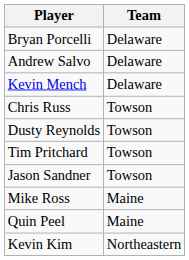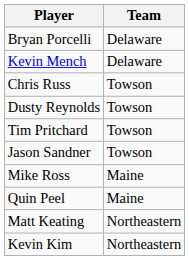- row: (49, 61)
+ row: (46, 221)
